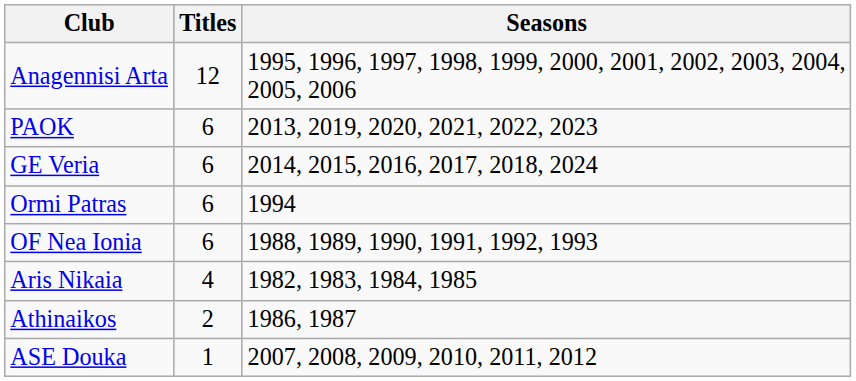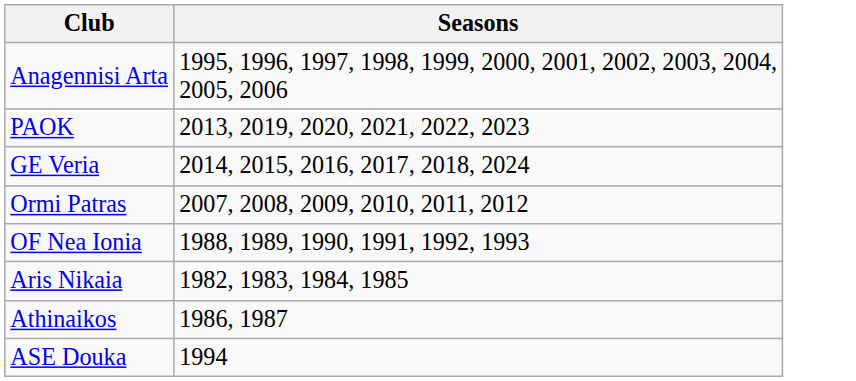- column: (208, 23)
(272, 204) 1994 -> (354, 204) 2007, 2008, 2009, 2010, 2011, 2012
(422, 357) 2007, 2008, 2009, 2010, 2011, 2012 -> (203, 357) 1994
